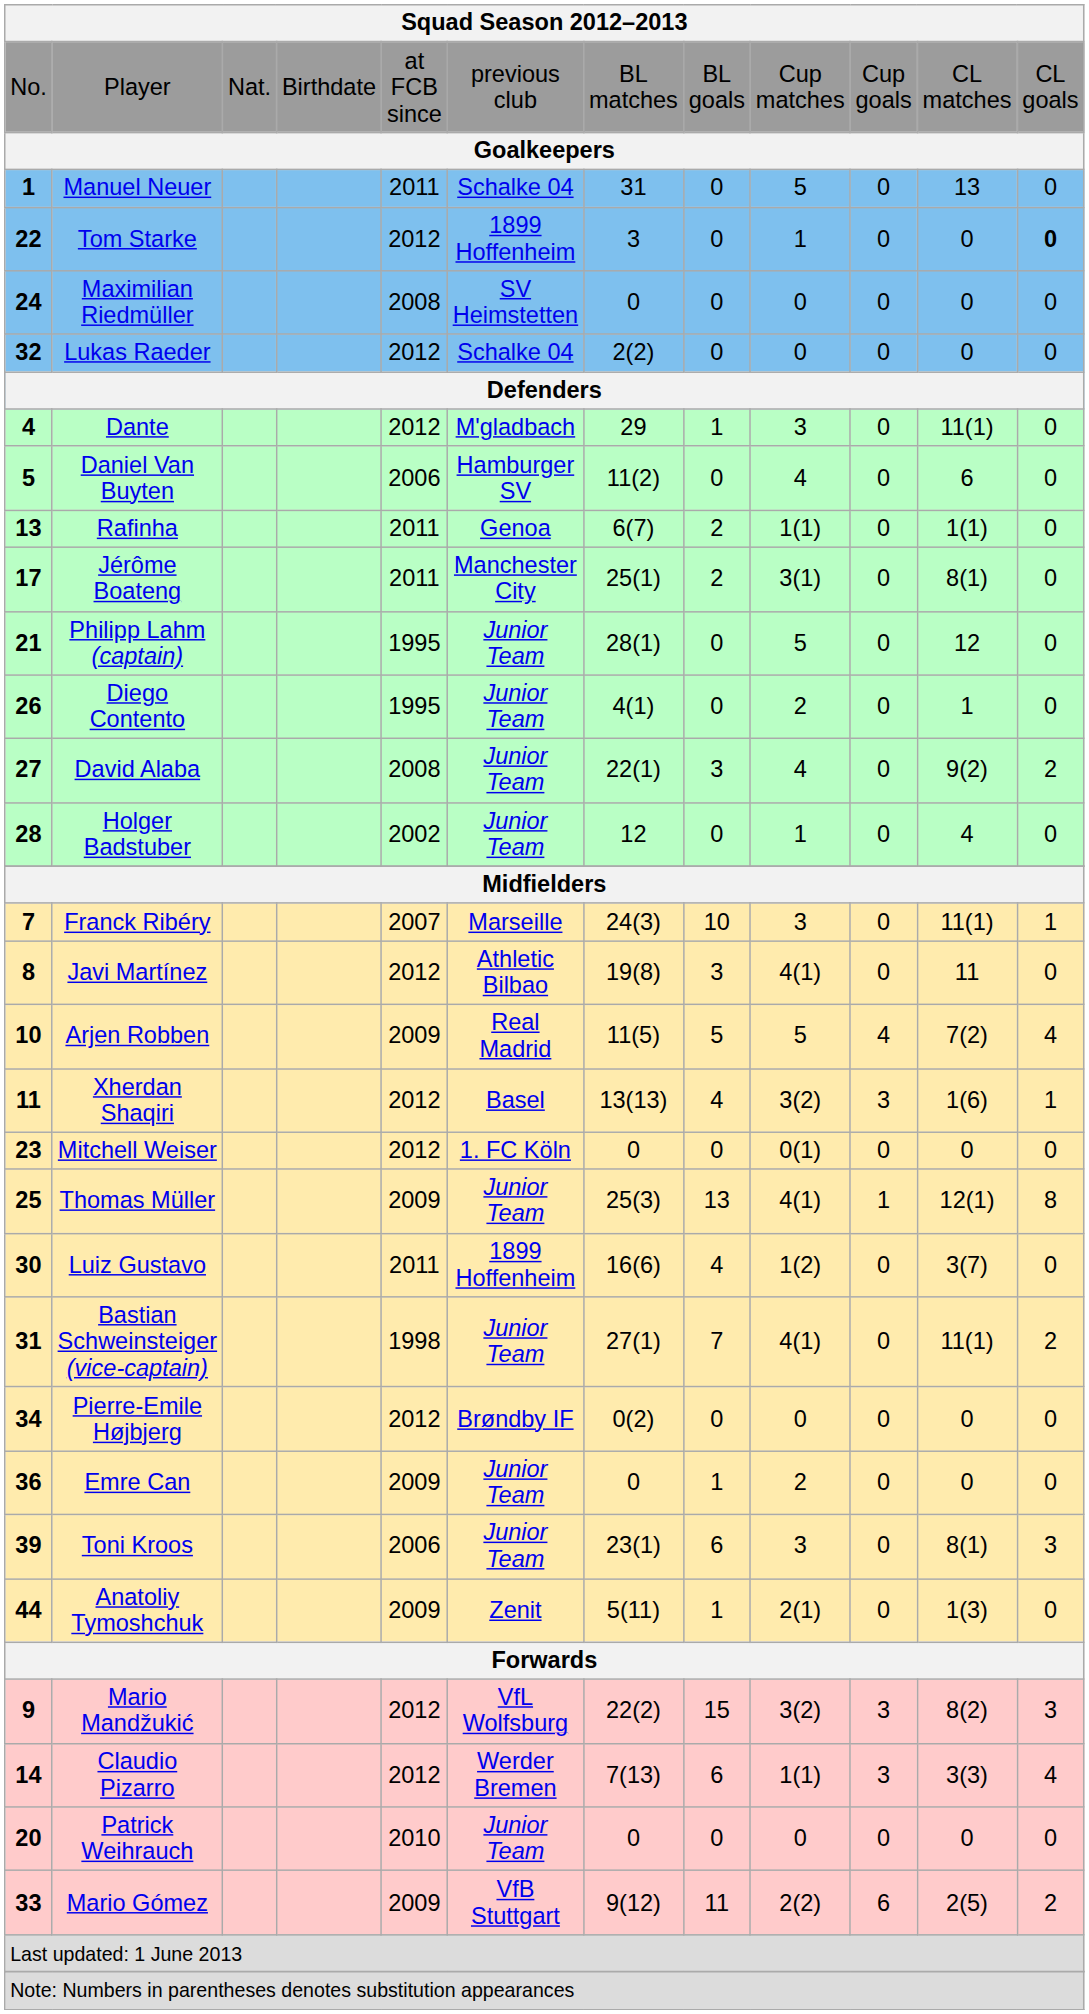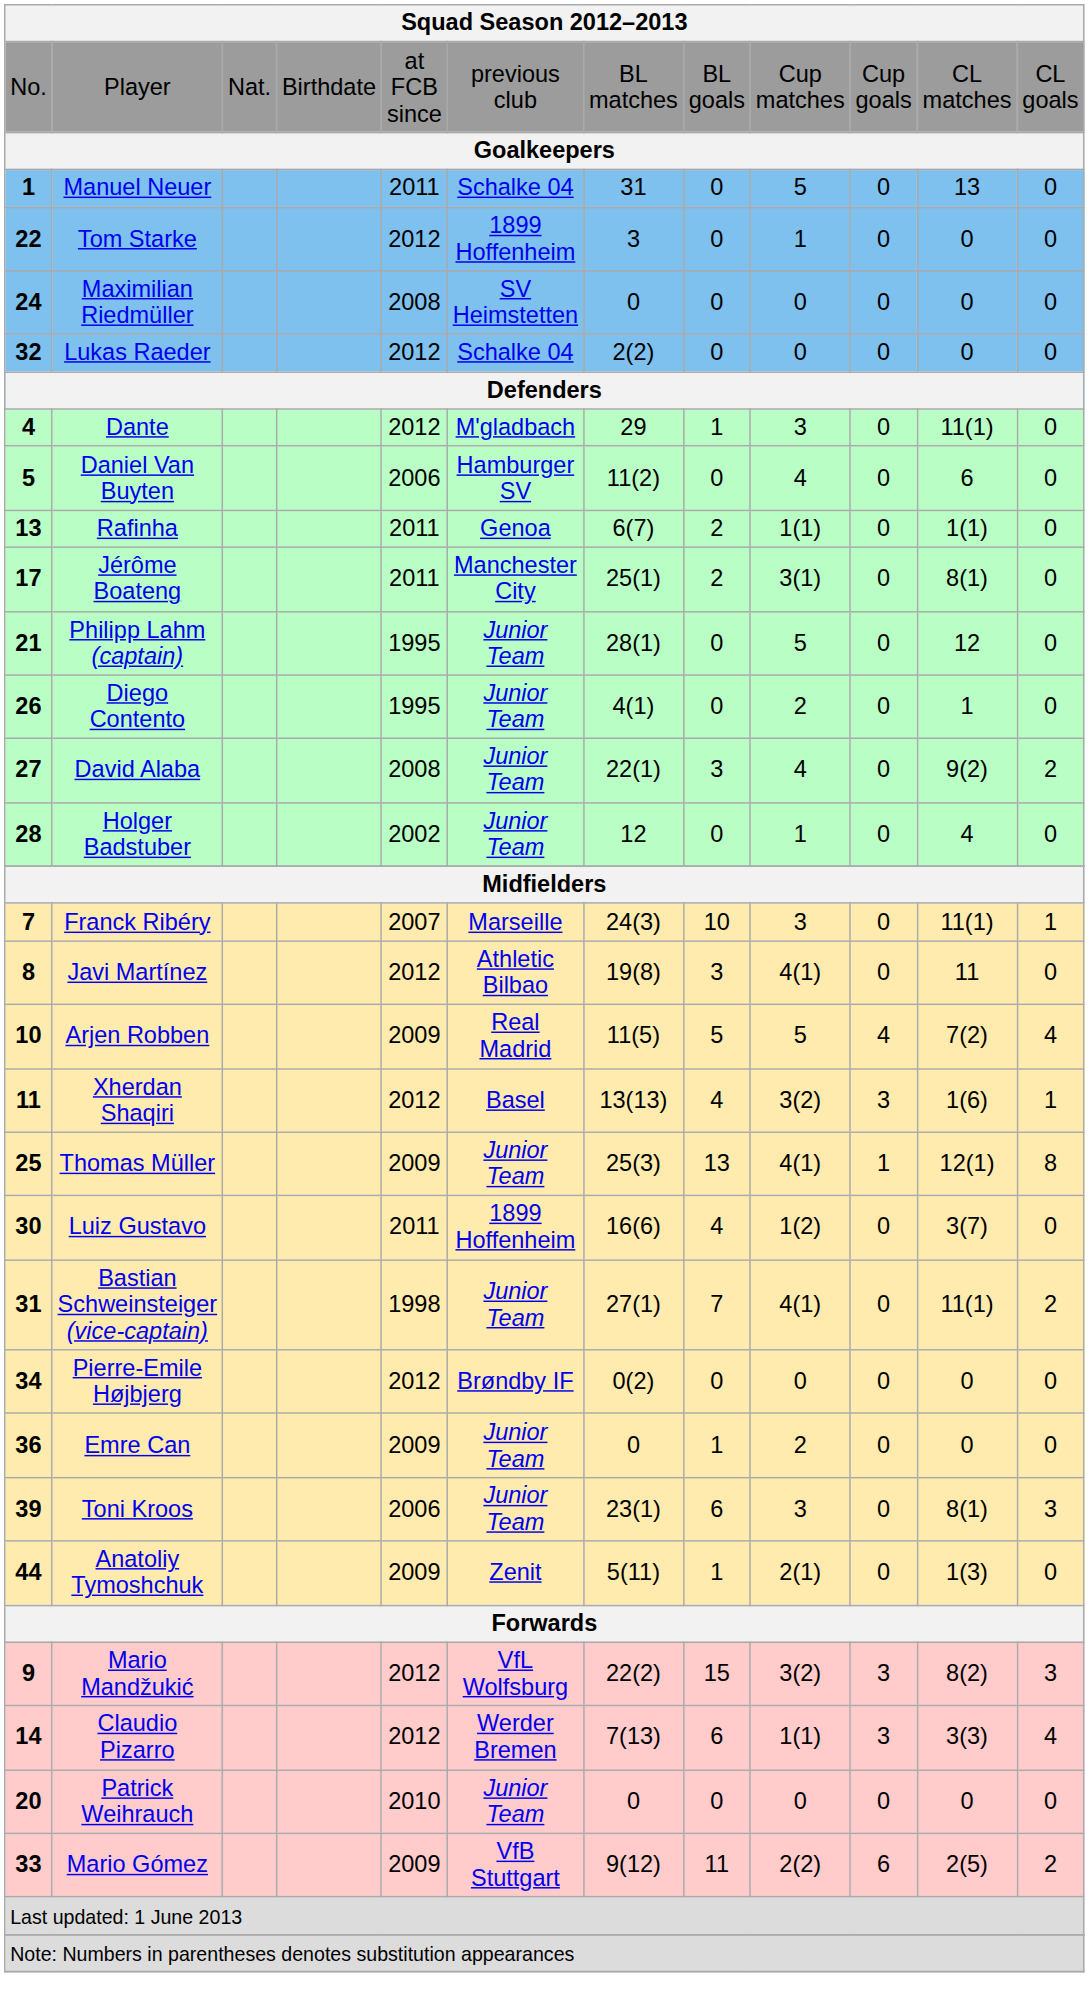(1050, 238) bold -> (1050, 238) normal
- row: (137, 1150)
